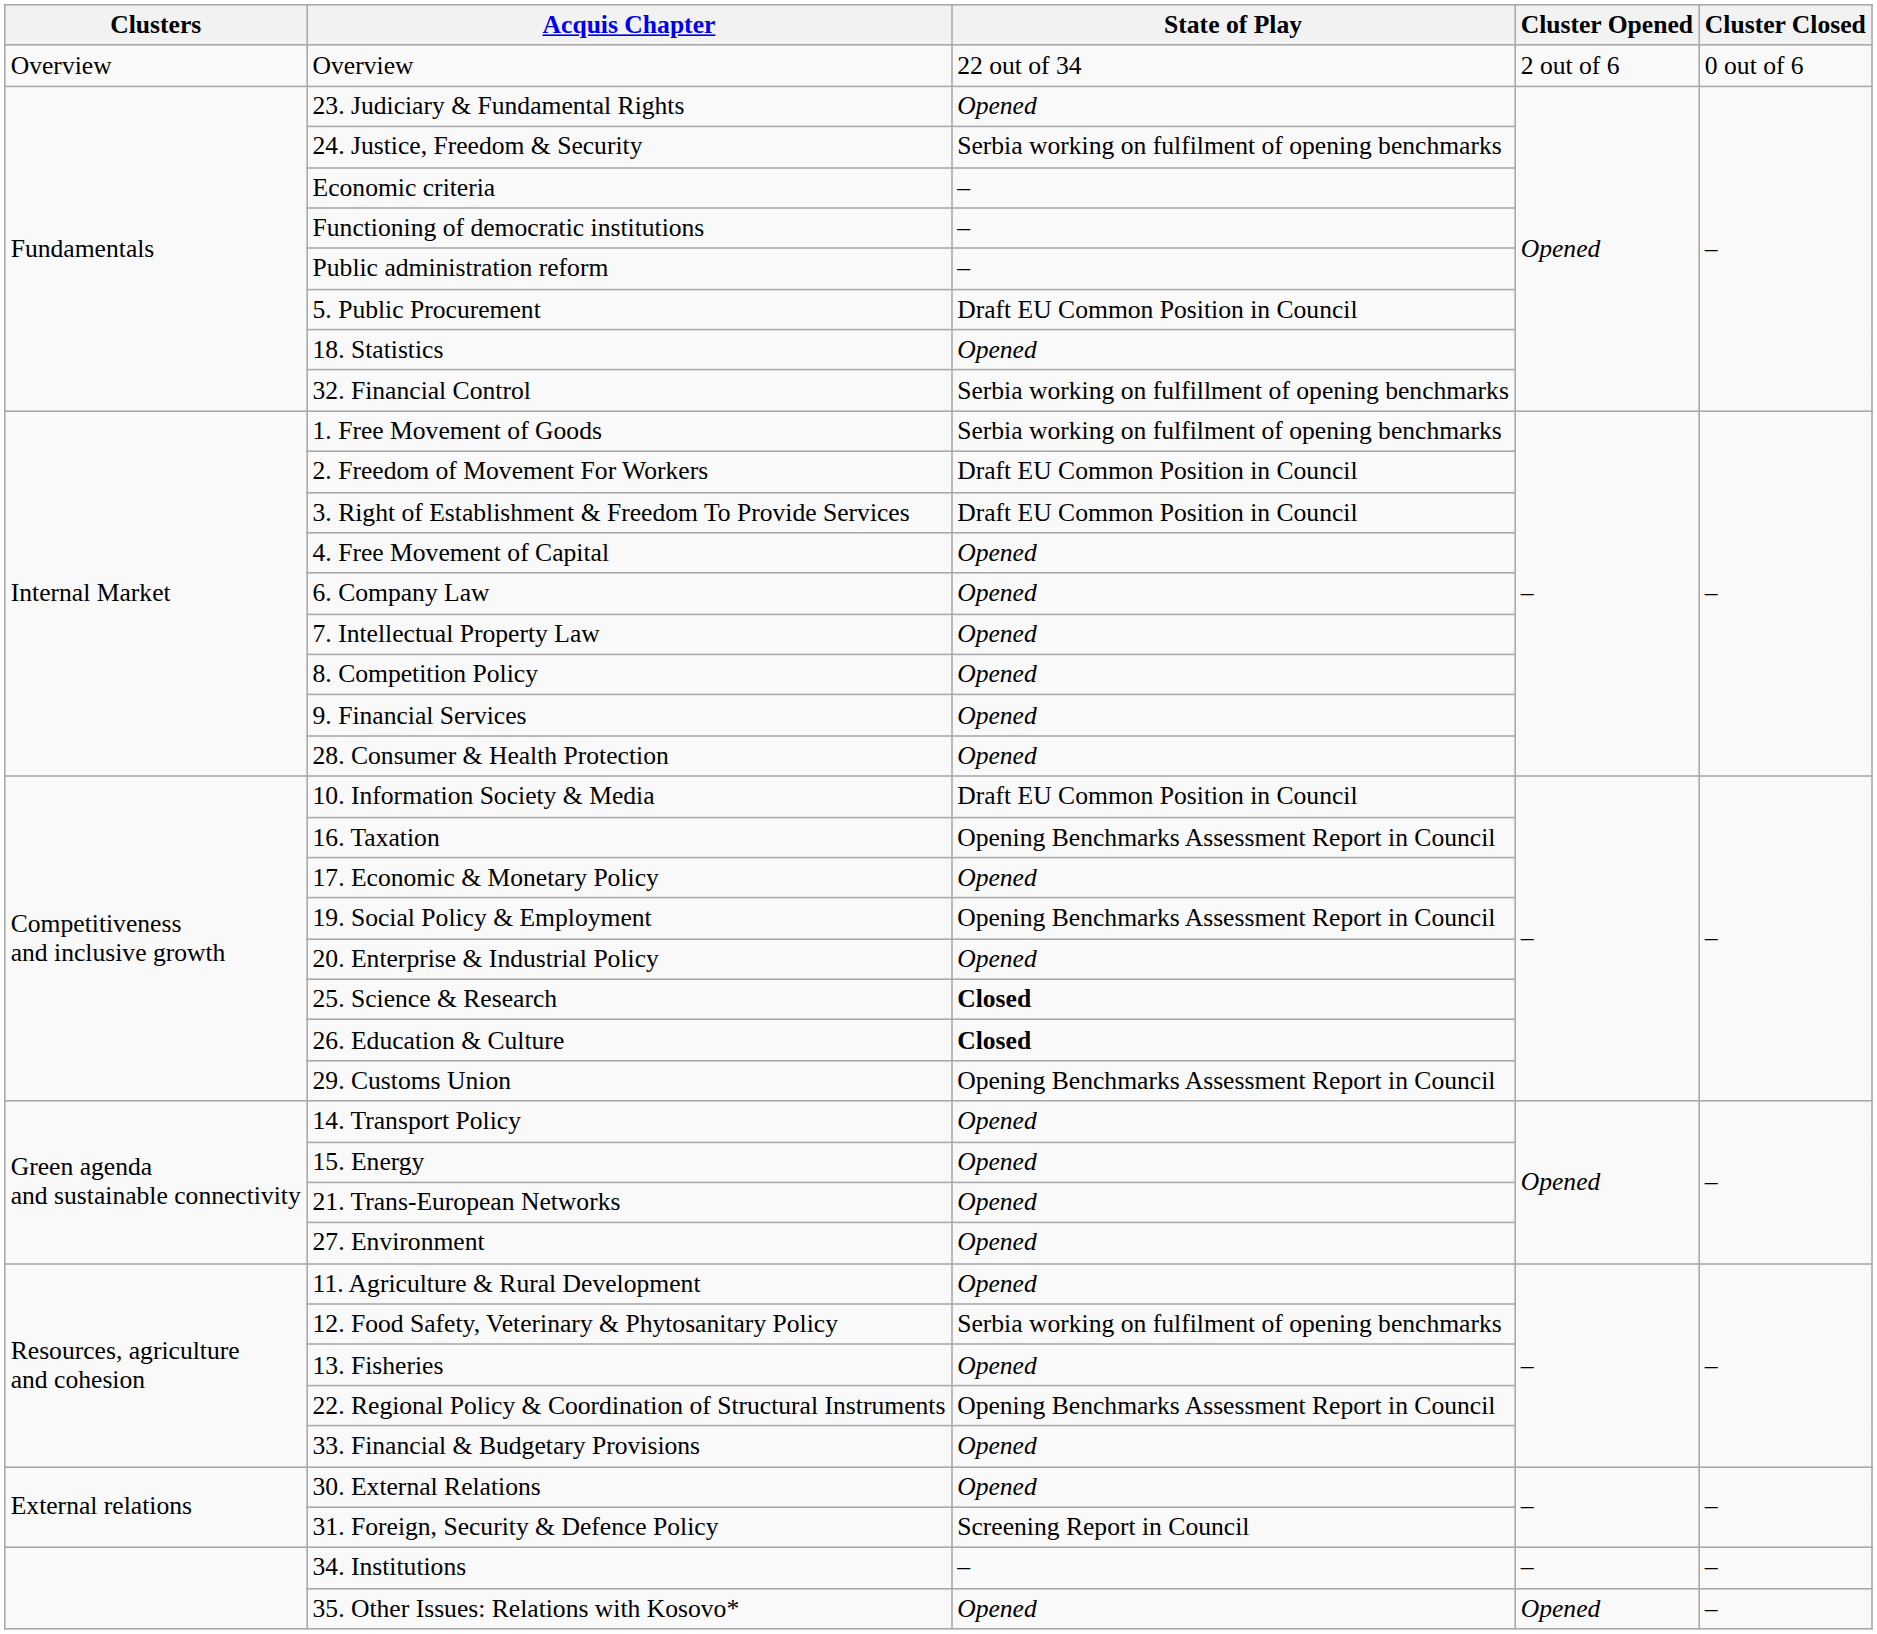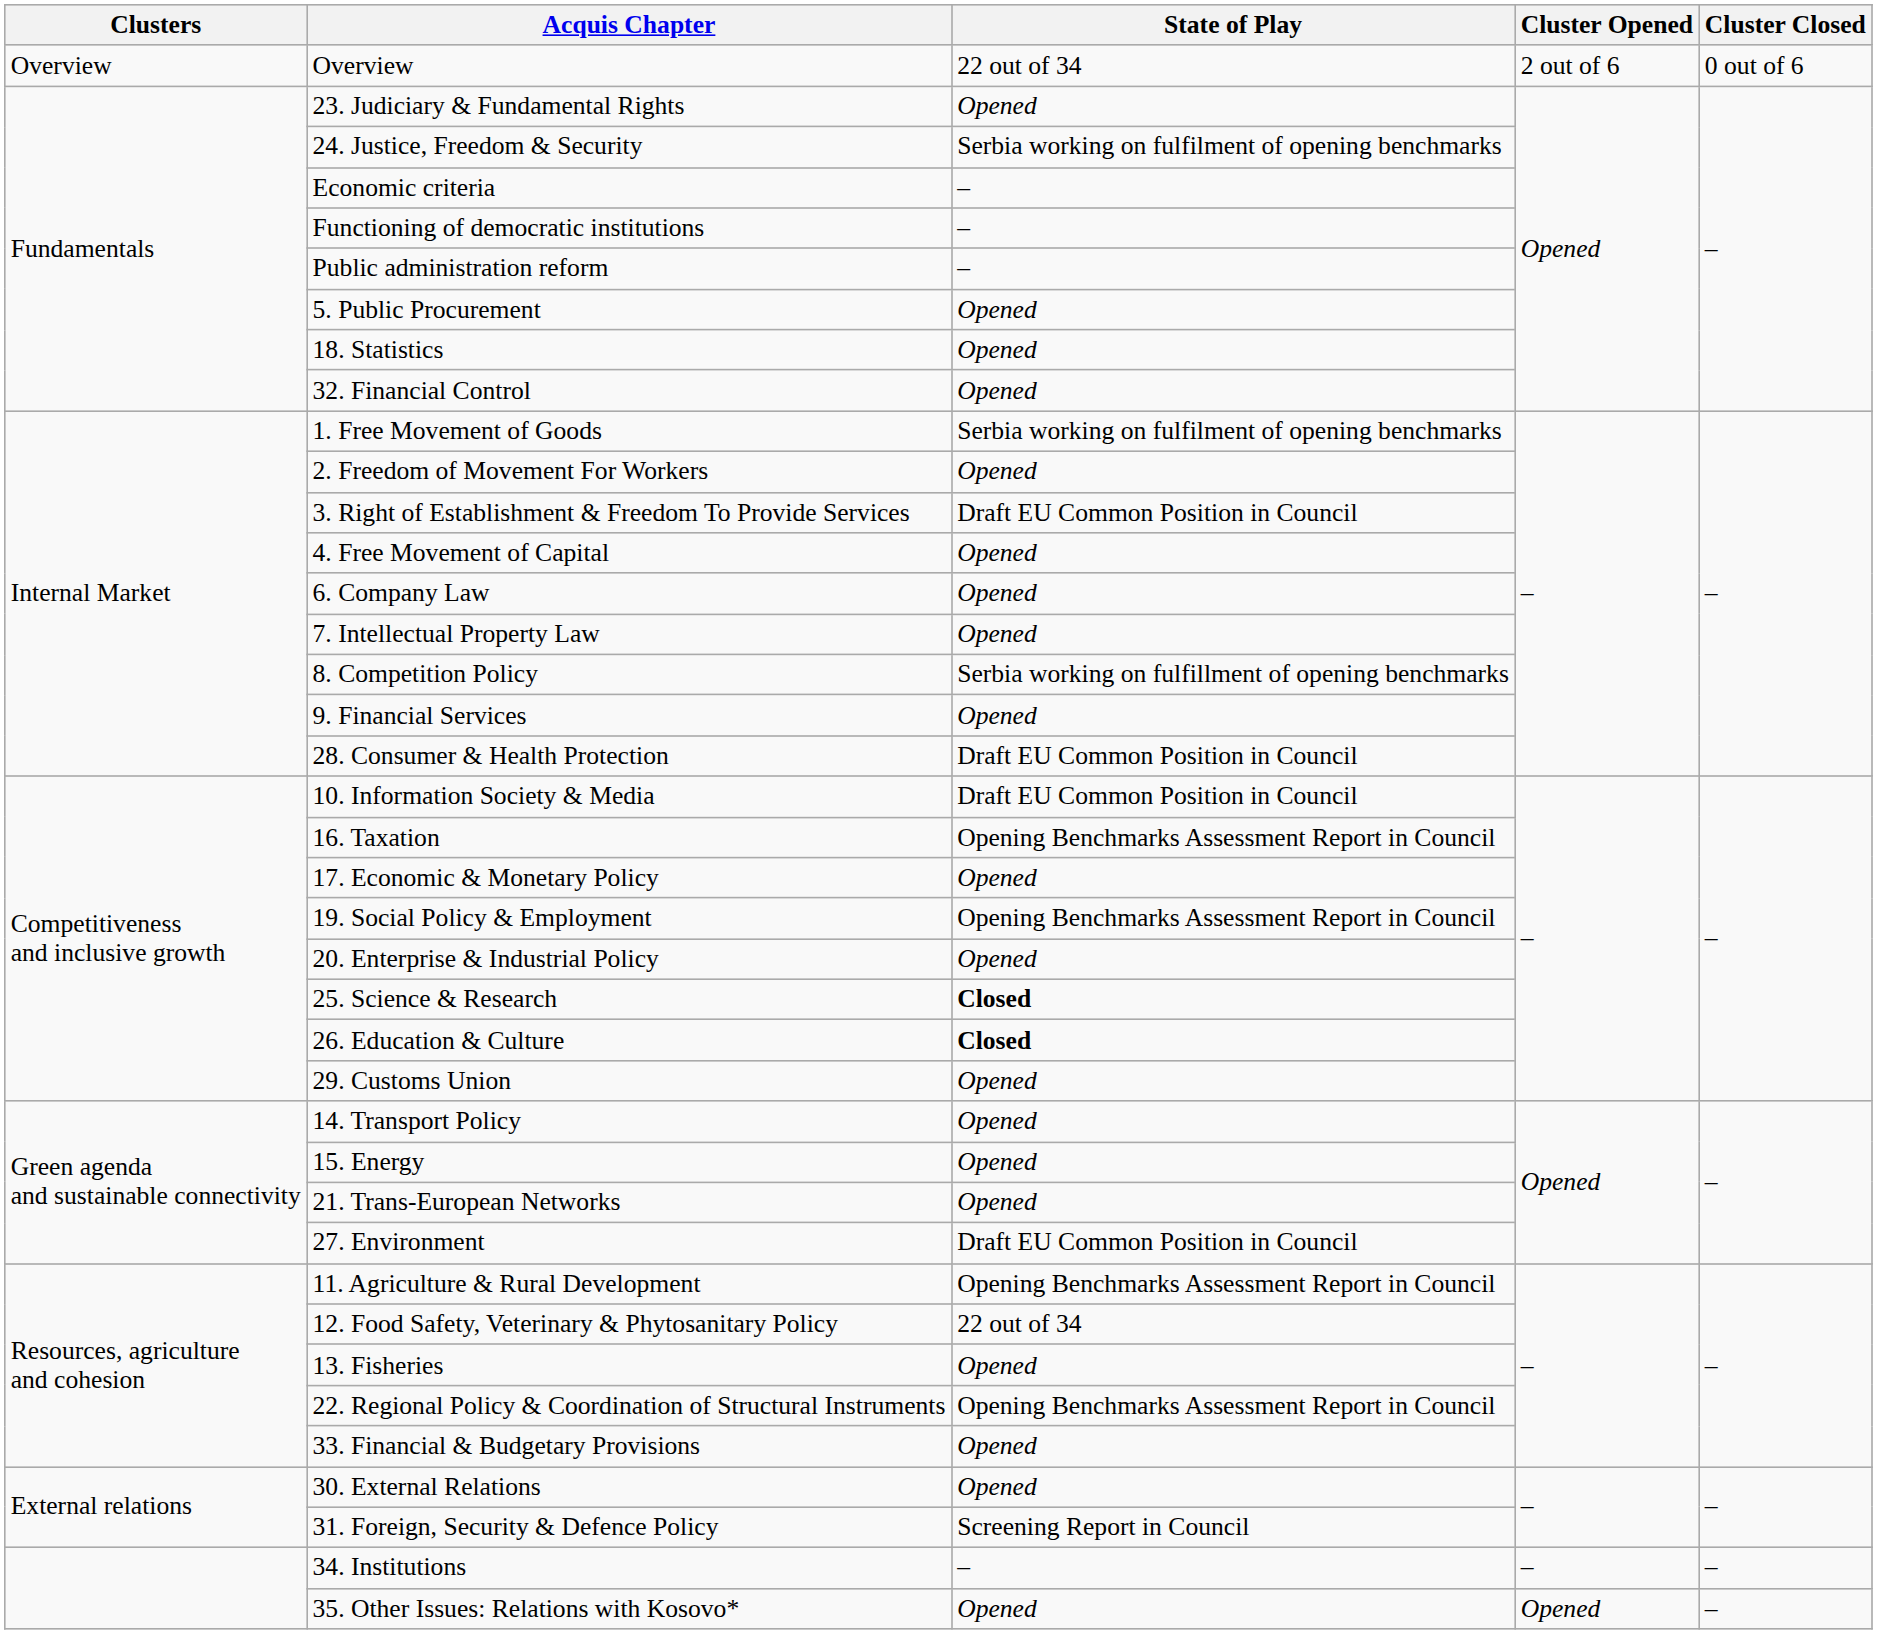(1157, 308) Draft EU Common Position in Council -> (997, 308) Opened
(1233, 390) Serbia working on fulfillment of opening benchmarks -> (997, 390) Opened
(1157, 471) Draft EU Common Position in Council -> (997, 471) Opened
(997, 674) Opened -> (1233, 674) Serbia working on fulfillment of opening benchmarks
(997, 755) Opened -> (1157, 755) Draft EU Common Position in Council
(1226, 1080) Opening Benchmarks Assessment Report in Council -> (997, 1080) Opened
(997, 1242) Opened -> (1157, 1242) Draft EU Common Position in Council
(997, 1283) Opened -> (1226, 1283) Opening Benchmarks Assessment Report in Council
(1229, 1324) Serbia working on fulfilment of opening benchmarks -> (1019, 1324) 22 out of 34
